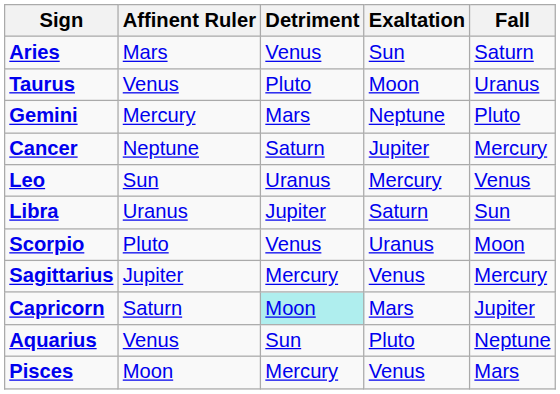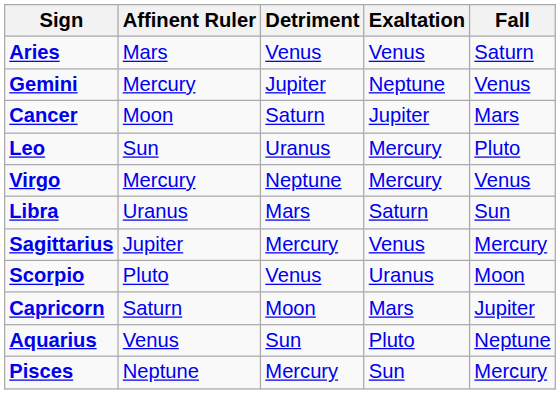(387, 52) Sun -> (397, 52) Venus
- row: (42, 84)
(288, 116) Mars -> (296, 84) Jupiter
(497, 116) Pluto -> (502, 84) Venus
(161, 148) Neptune -> (148, 116) Moon
(511, 148) Mercury -> (497, 116) Mars
(502, 180) Venus -> (497, 148) Pluto
+ row: (35, 180)
(296, 212) Jupiter -> (288, 212) Mars
rows swapped: (47, 244) <-> (61, 276)
(291, 308) paleturquoise background -> (291, 308) no background
(148, 372) Moon -> (161, 372) Neptune
(397, 372) Venus -> (387, 372) Sun
(497, 372) Mars -> (511, 372) Mercury
